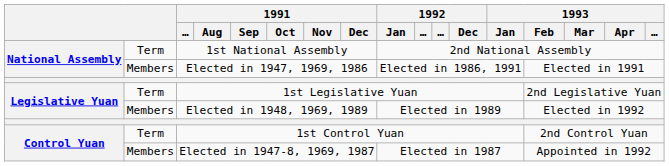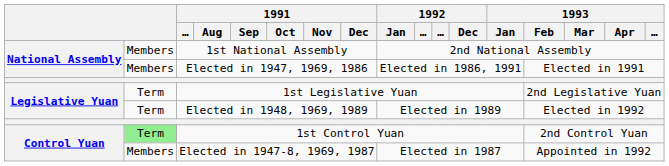(150, 50) Term -> (150, 50) Members
(150, 110) Members -> (150, 110) Term
(150, 134) no background -> (150, 134) lightgreen background
